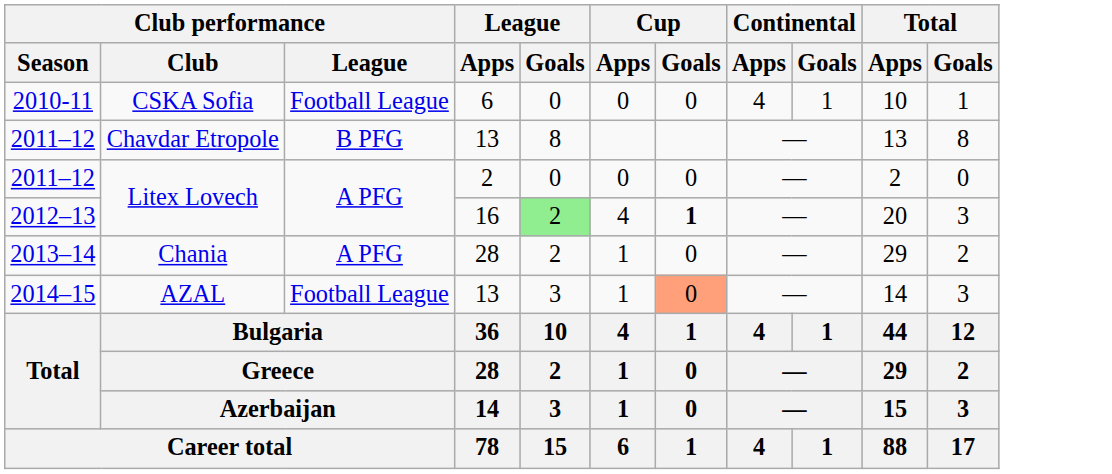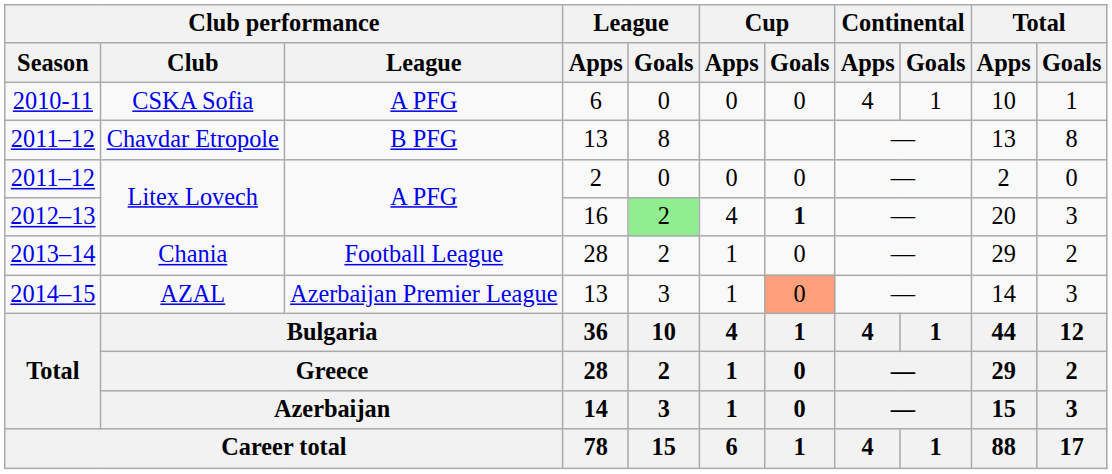(369, 100) Football League -> (424, 100) A PFG
(369, 255) A PFG -> (424, 255) Football League
(369, 293) Football League -> (424, 293) Azerbaijan Premier League
